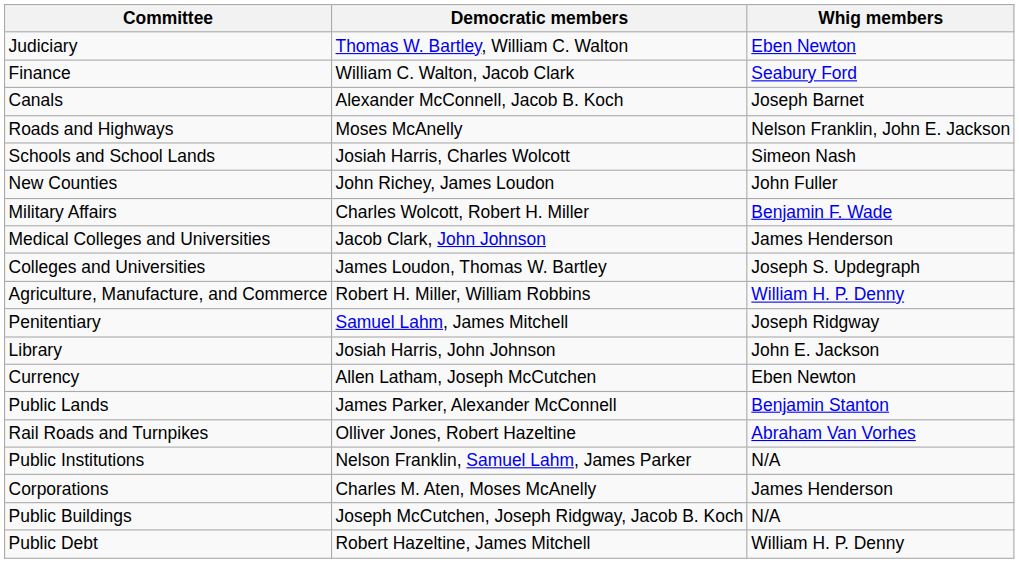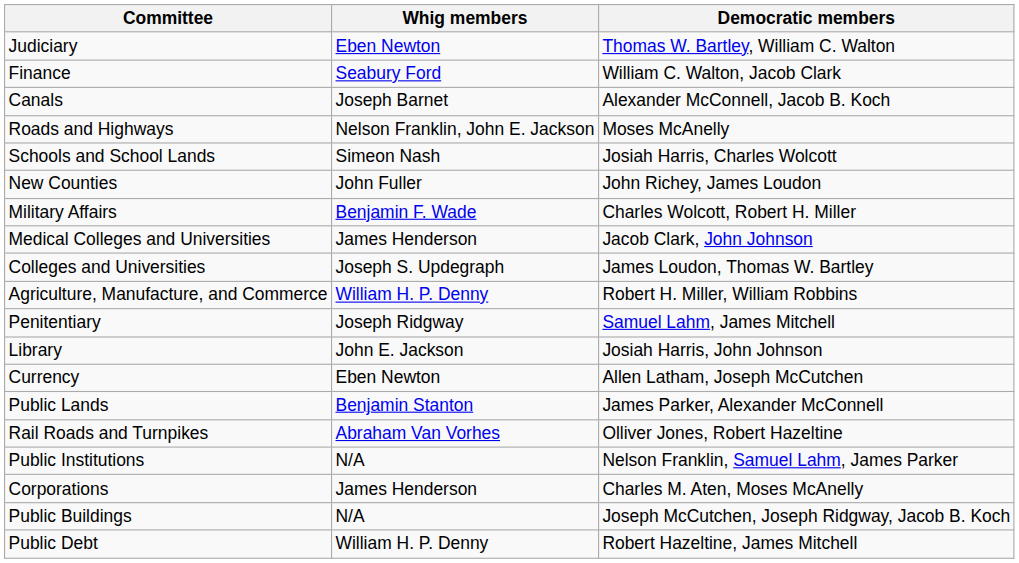columns swapped: (539, 18) <-> (881, 18)
